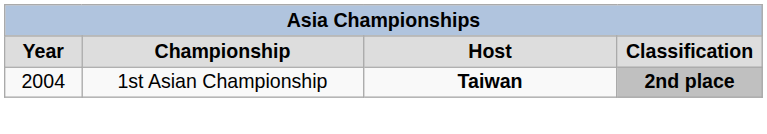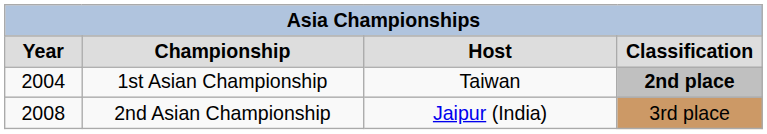(490, 82) bold -> (490, 82) normal
+ row: (222, 113)
